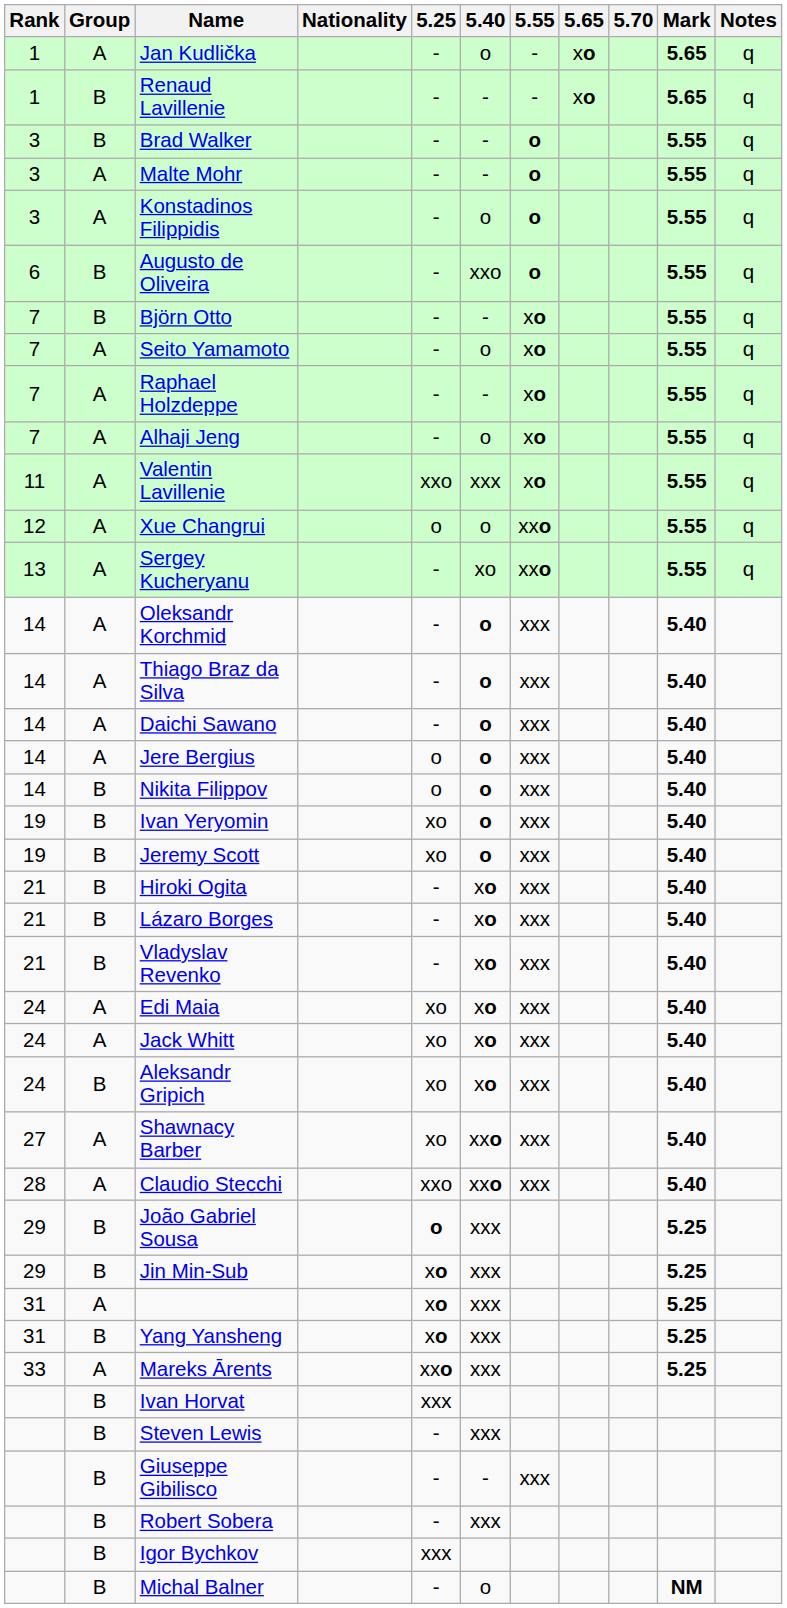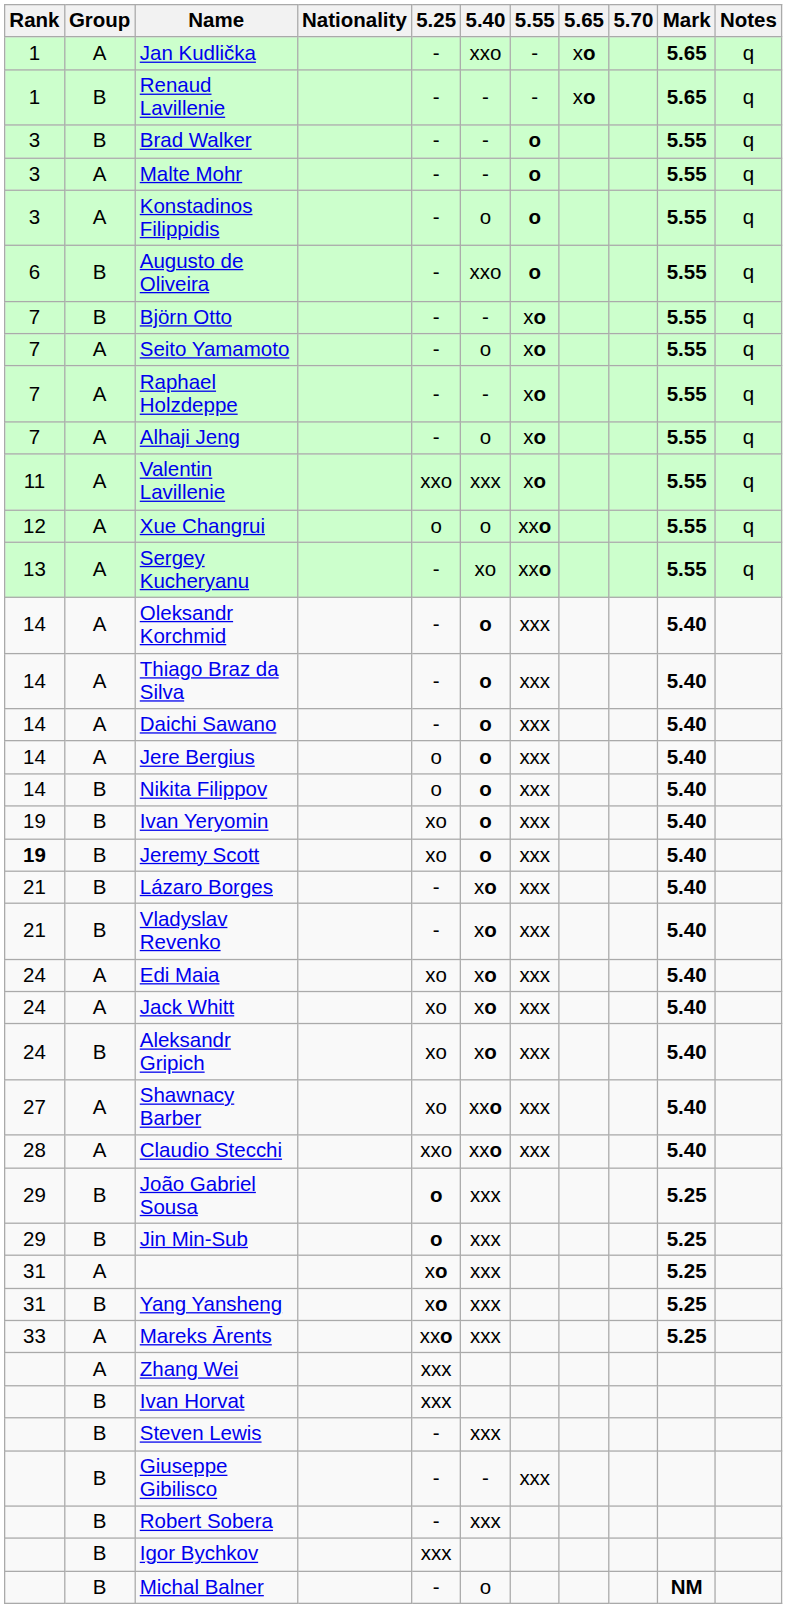(485, 53) o -> (485, 53) xxo
(34, 854) normal -> (34, 854) bold
- row: (193, 887)
(436, 1271) xo -> (436, 1239) o
+ row: (189, 1369)
